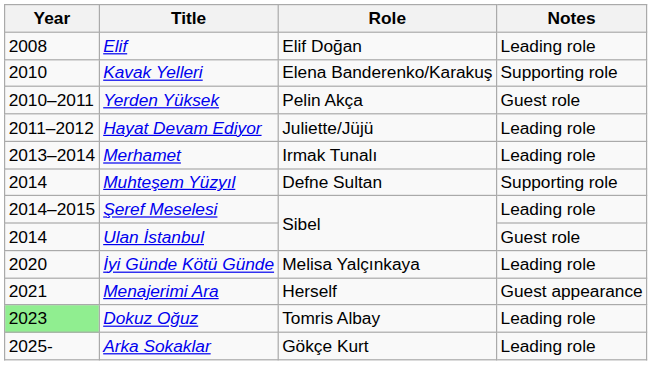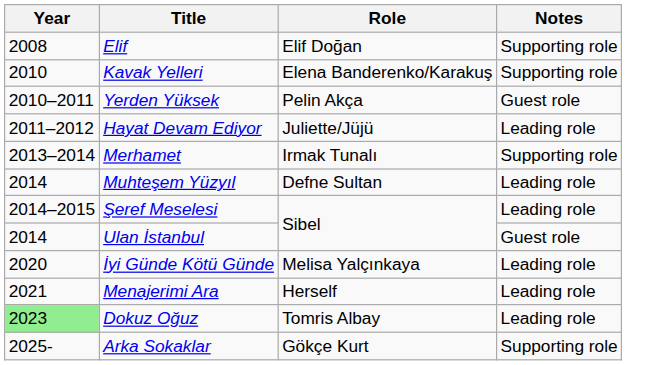(548, 46) Leading role -> (559, 46) Supporting role
(548, 155) Leading role -> (559, 155) Supporting role
(559, 182) Supporting role -> (548, 182) Leading role
(572, 292) Guest appearance -> (548, 292) Leading role
(548, 346) Leading role -> (559, 346) Supporting role
